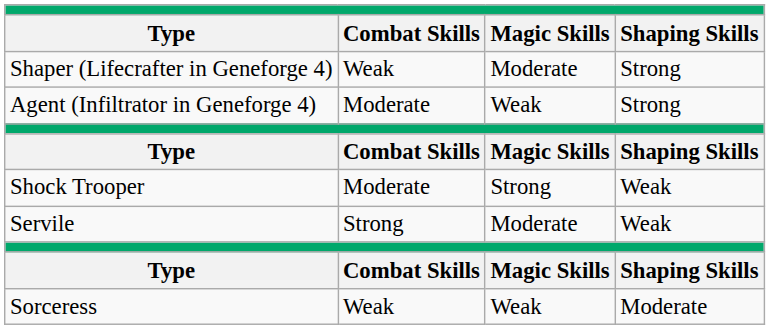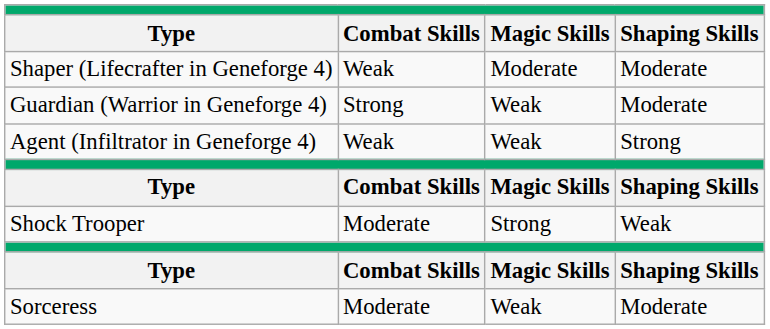(650, 69) Strong -> (664, 69) Moderate
+ row: (168, 105)
(386, 105) Moderate -> (369, 141) Weak
- row: (42, 223)
(369, 306) Weak -> (386, 306) Moderate
